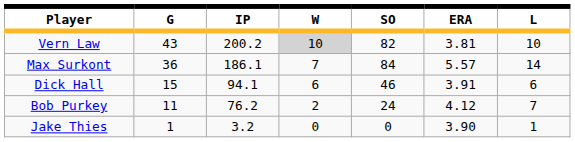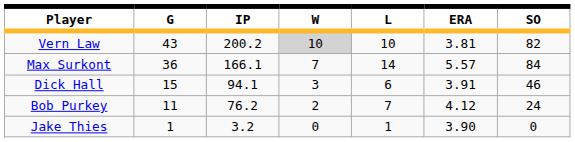columns swapped: (533, 19) <-> (388, 19)
(243, 64) 186.1 -> (243, 64) 166.1
(315, 85) 6 -> (315, 85) 3
